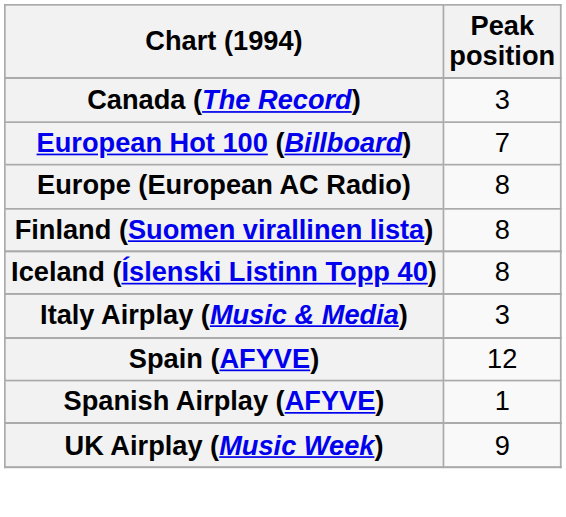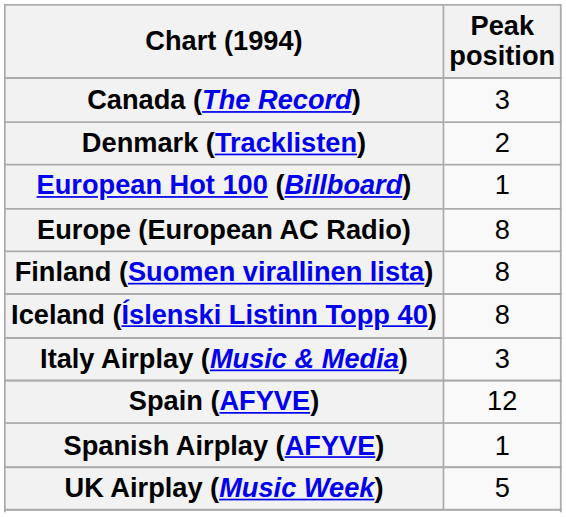+ row: (224, 142)
(502, 142) 7 -> (502, 186) 1
(502, 444) 9 -> (502, 488) 5
